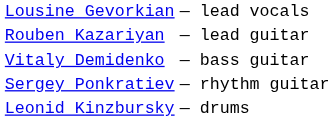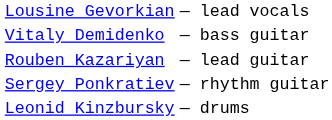rows swapped: (90, 60) <-> (90, 36)
